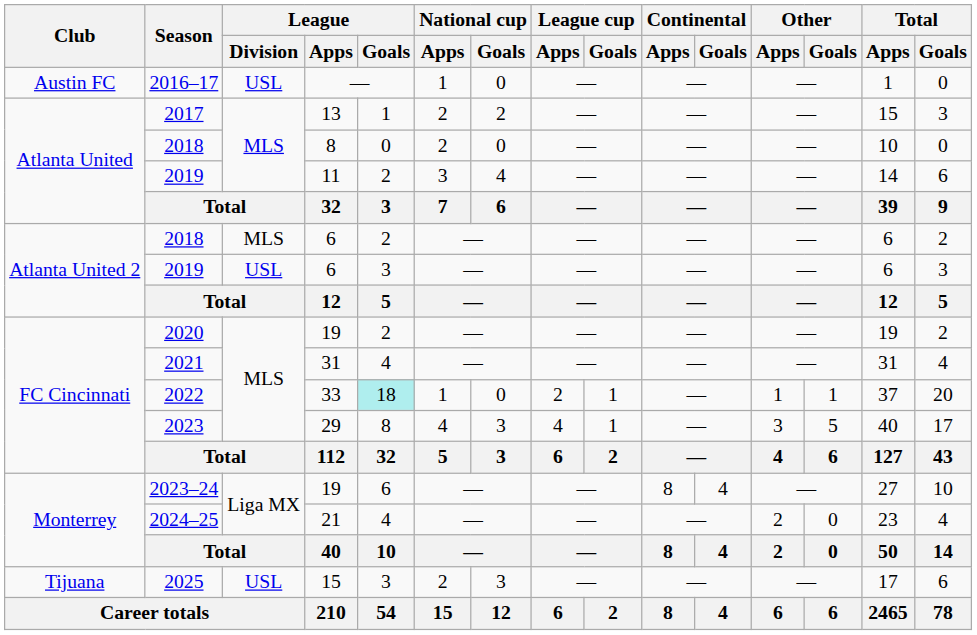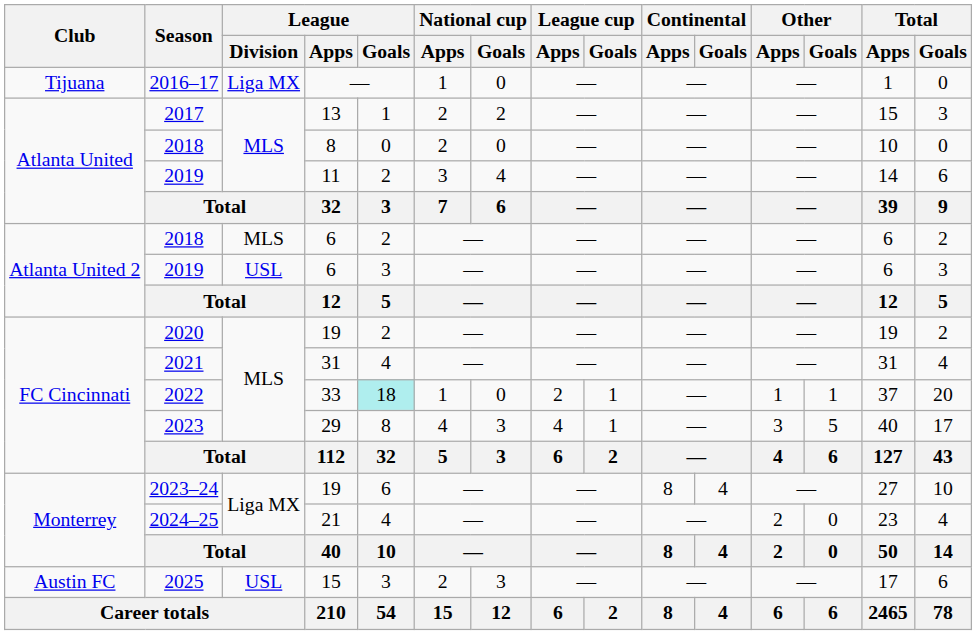(75, 82) Austin FC -> (75, 82) Tijuana
(264, 82) USL -> (264, 82) Liga MX
(75, 581) Tijuana -> (75, 581) Austin FC
